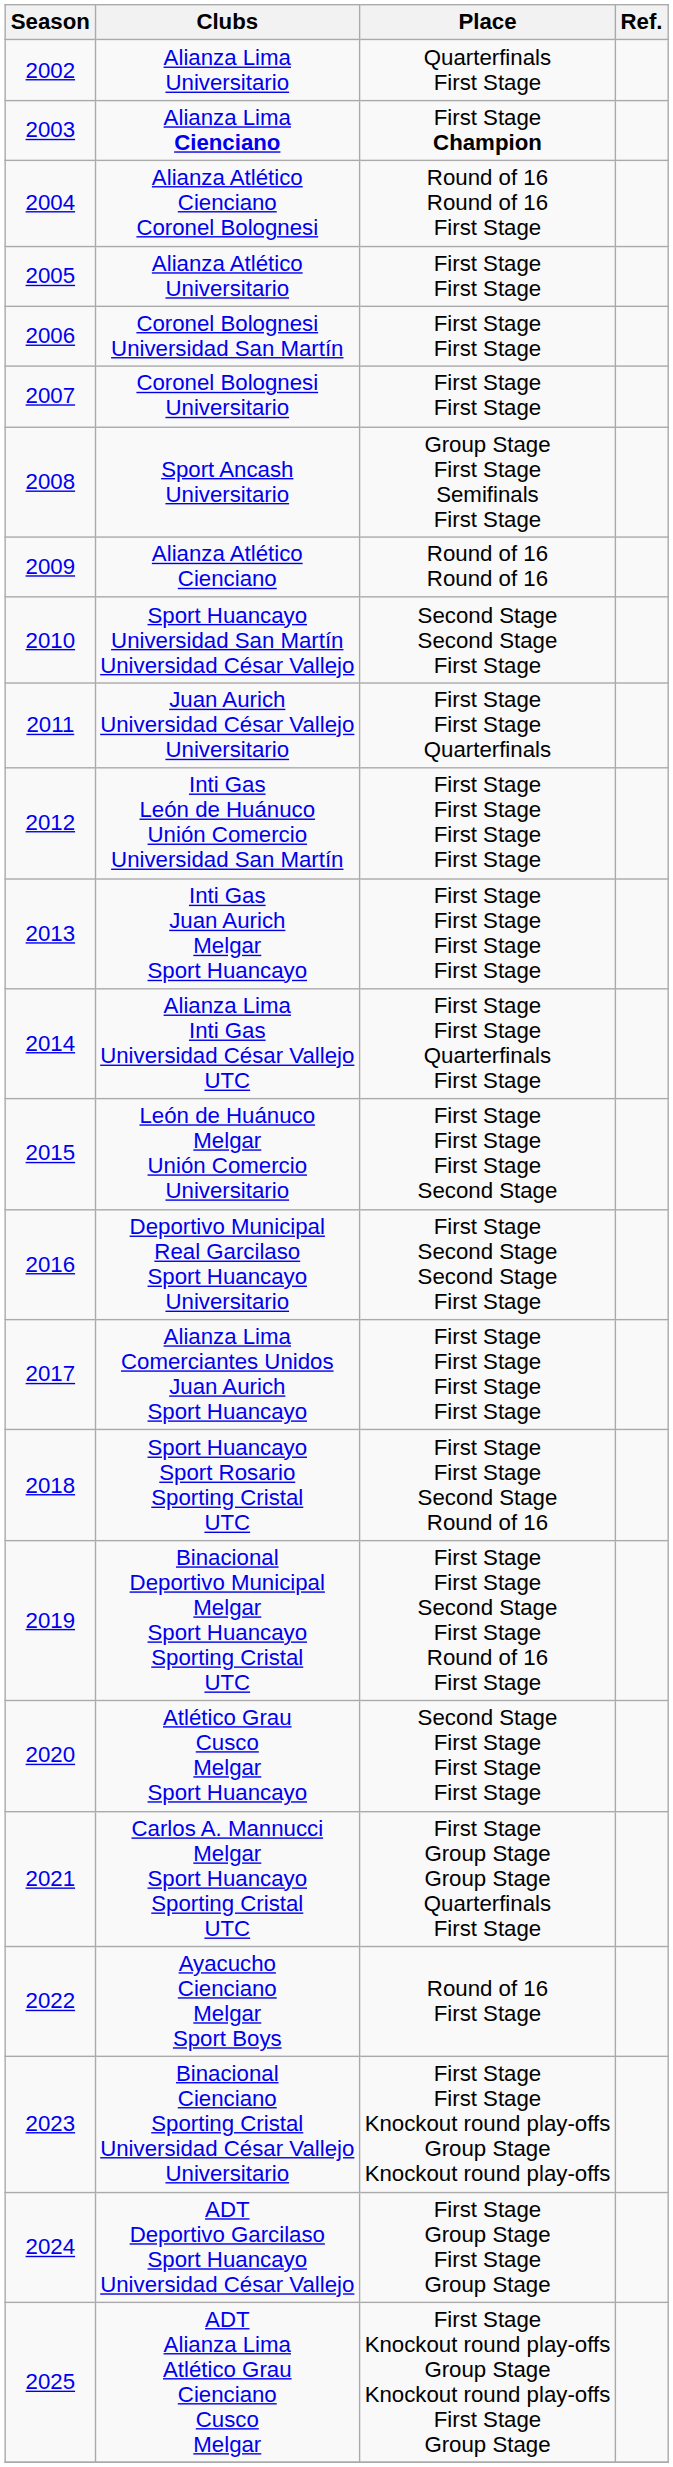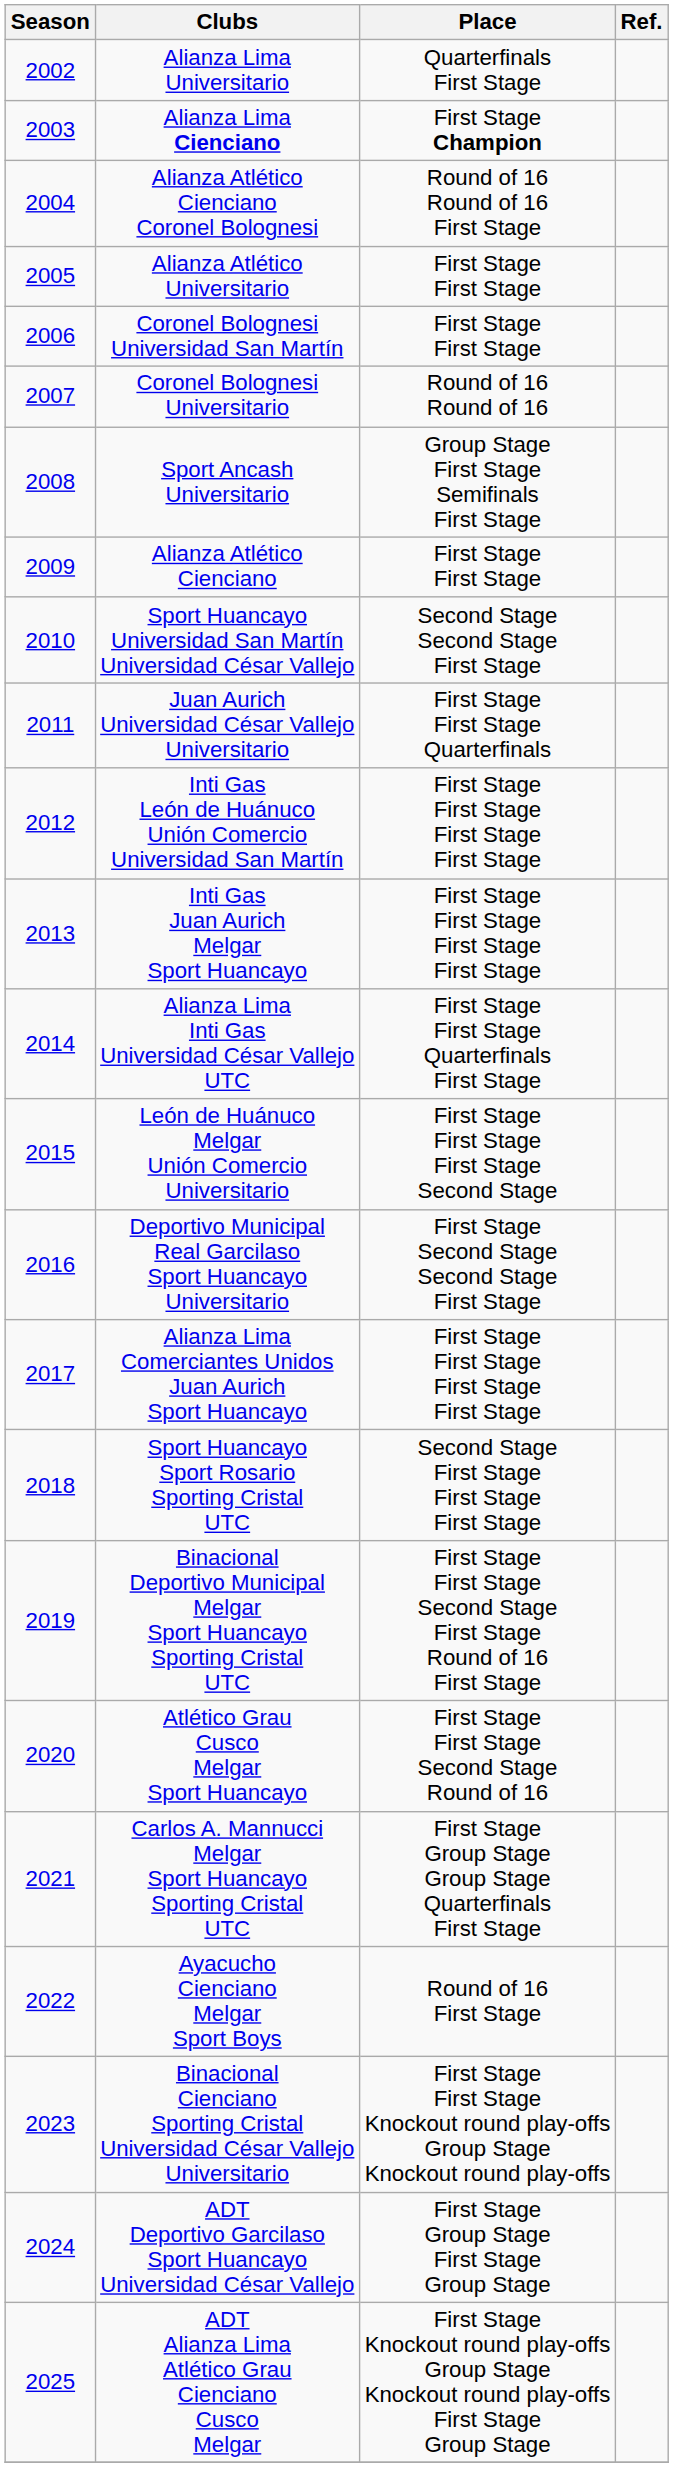(487, 396) First Stage First Stage -> (487, 396) Round of 16 Round of 16
(487, 567) Round of 16 Round of 16 -> (487, 567) First Stage First Stage
(487, 1484) First Stage First Stage Second Stage Round of 16 -> (487, 1484) Second Stage First Stage First Stage First Stage
(487, 1755) Second Stage First Stage First Stage First Stage -> (487, 1755) First Stage First Stage Second Stage Round of 16
